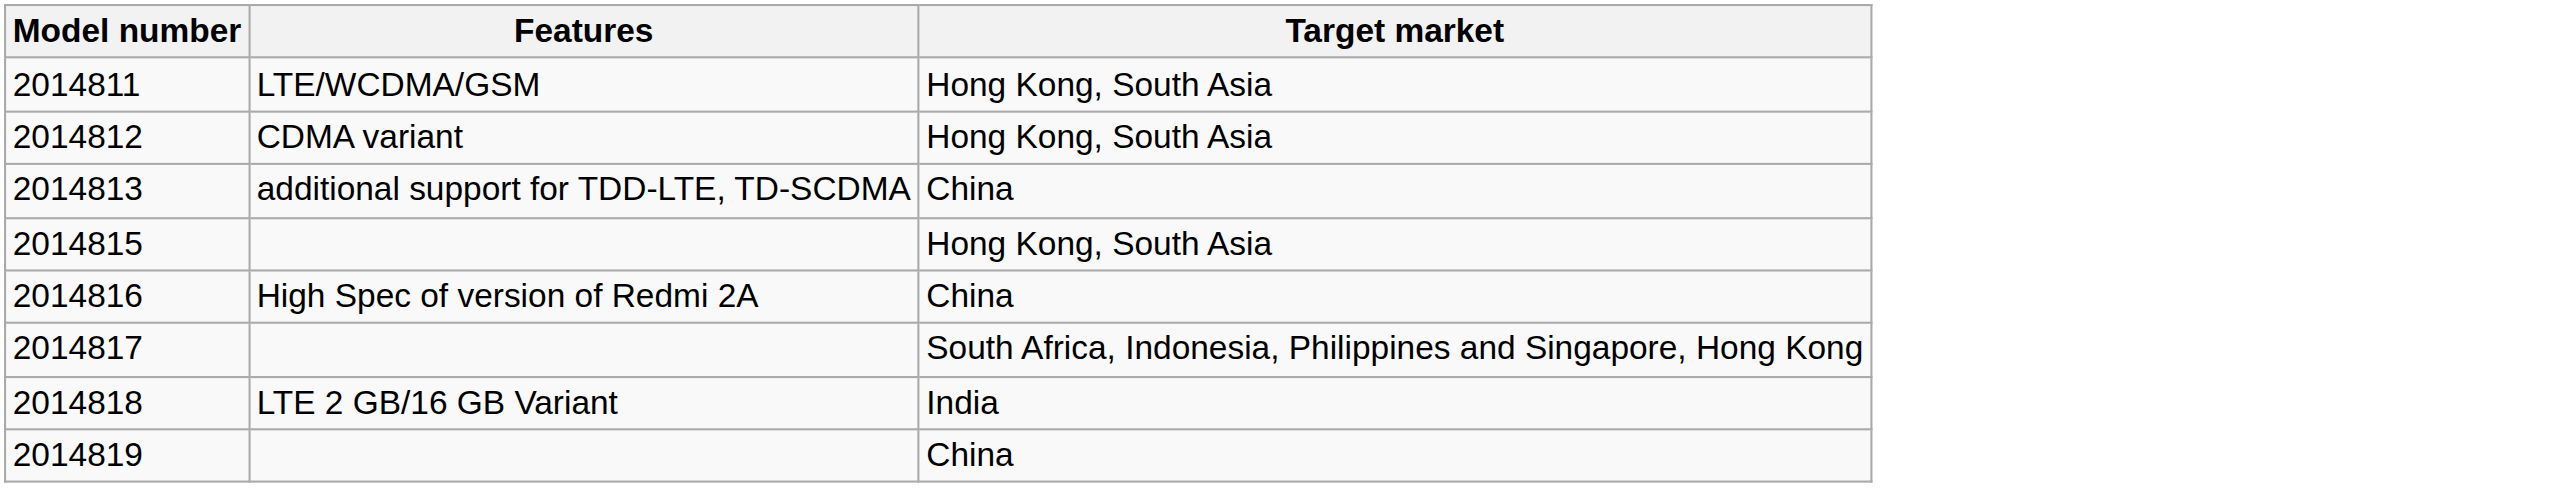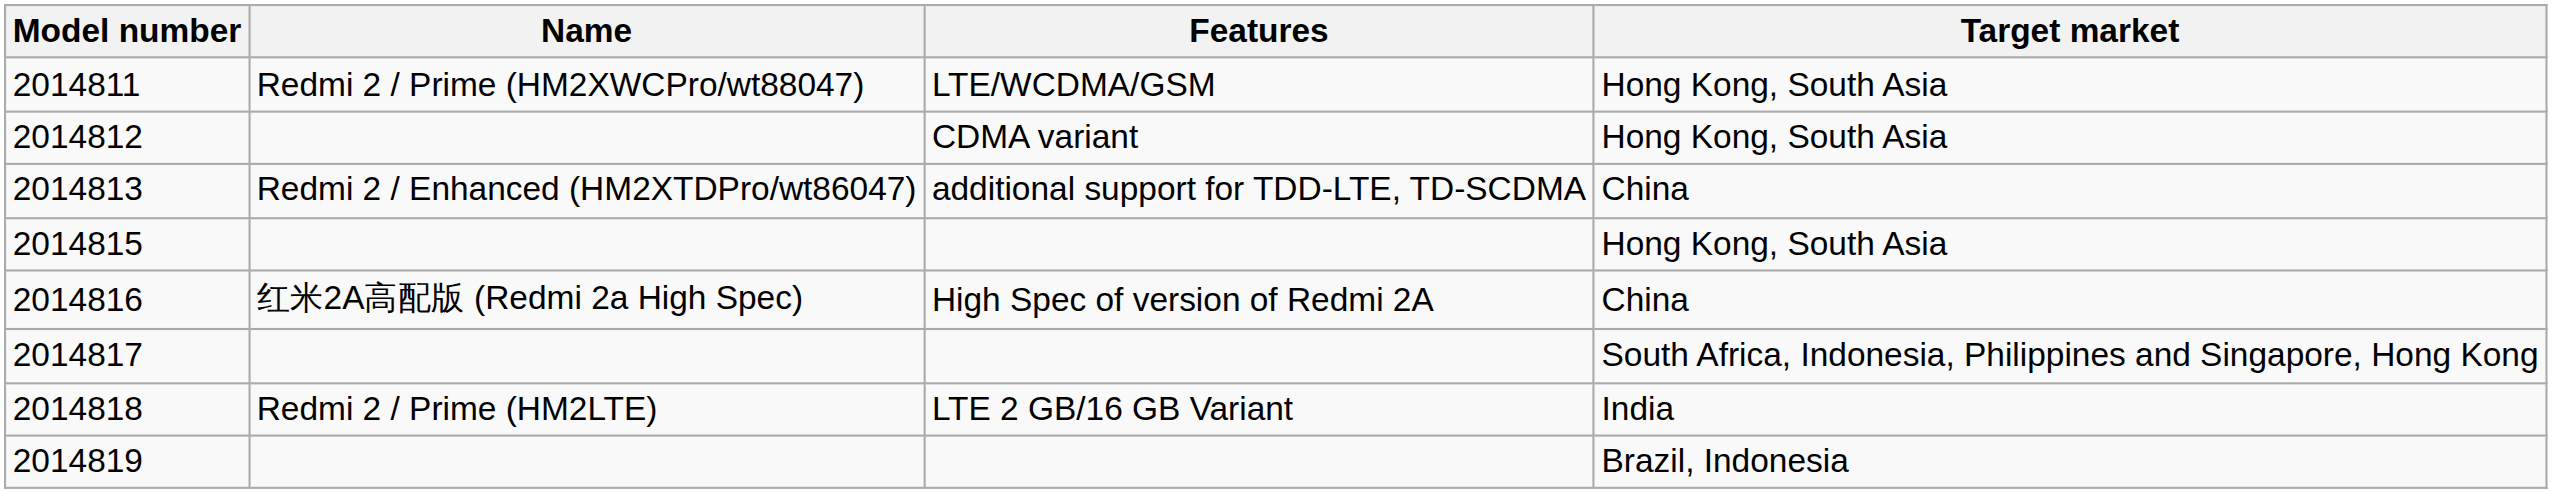+ column: (587, 31)
(970, 455) China -> (1725, 461) Brazil, Indonesia
